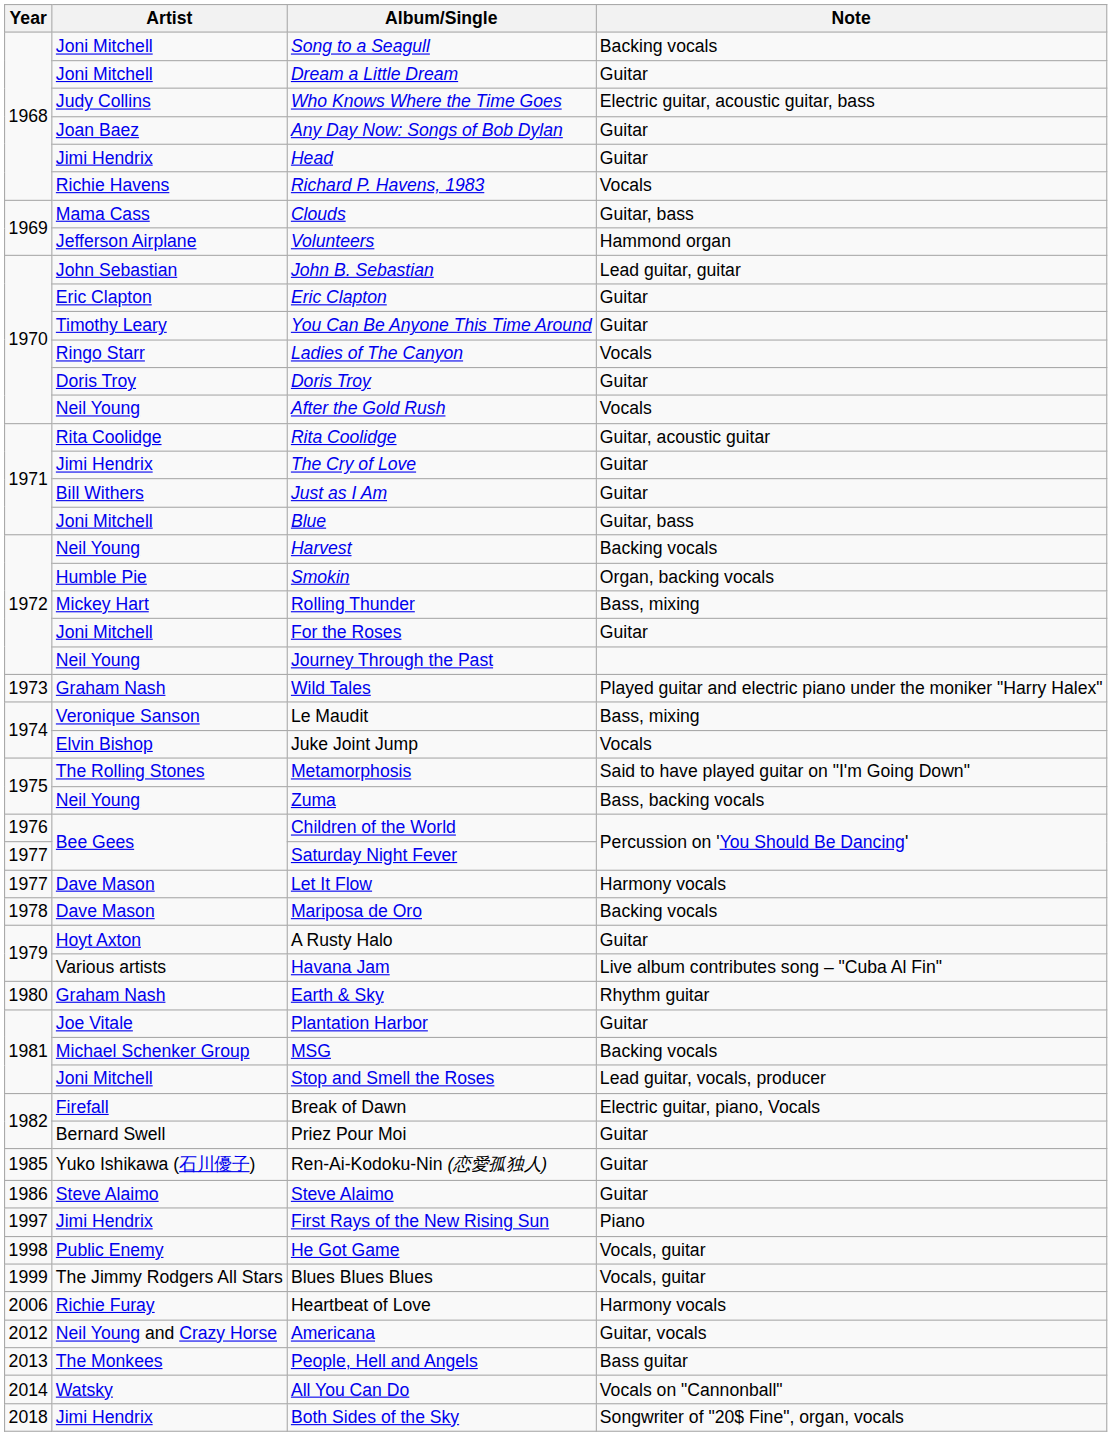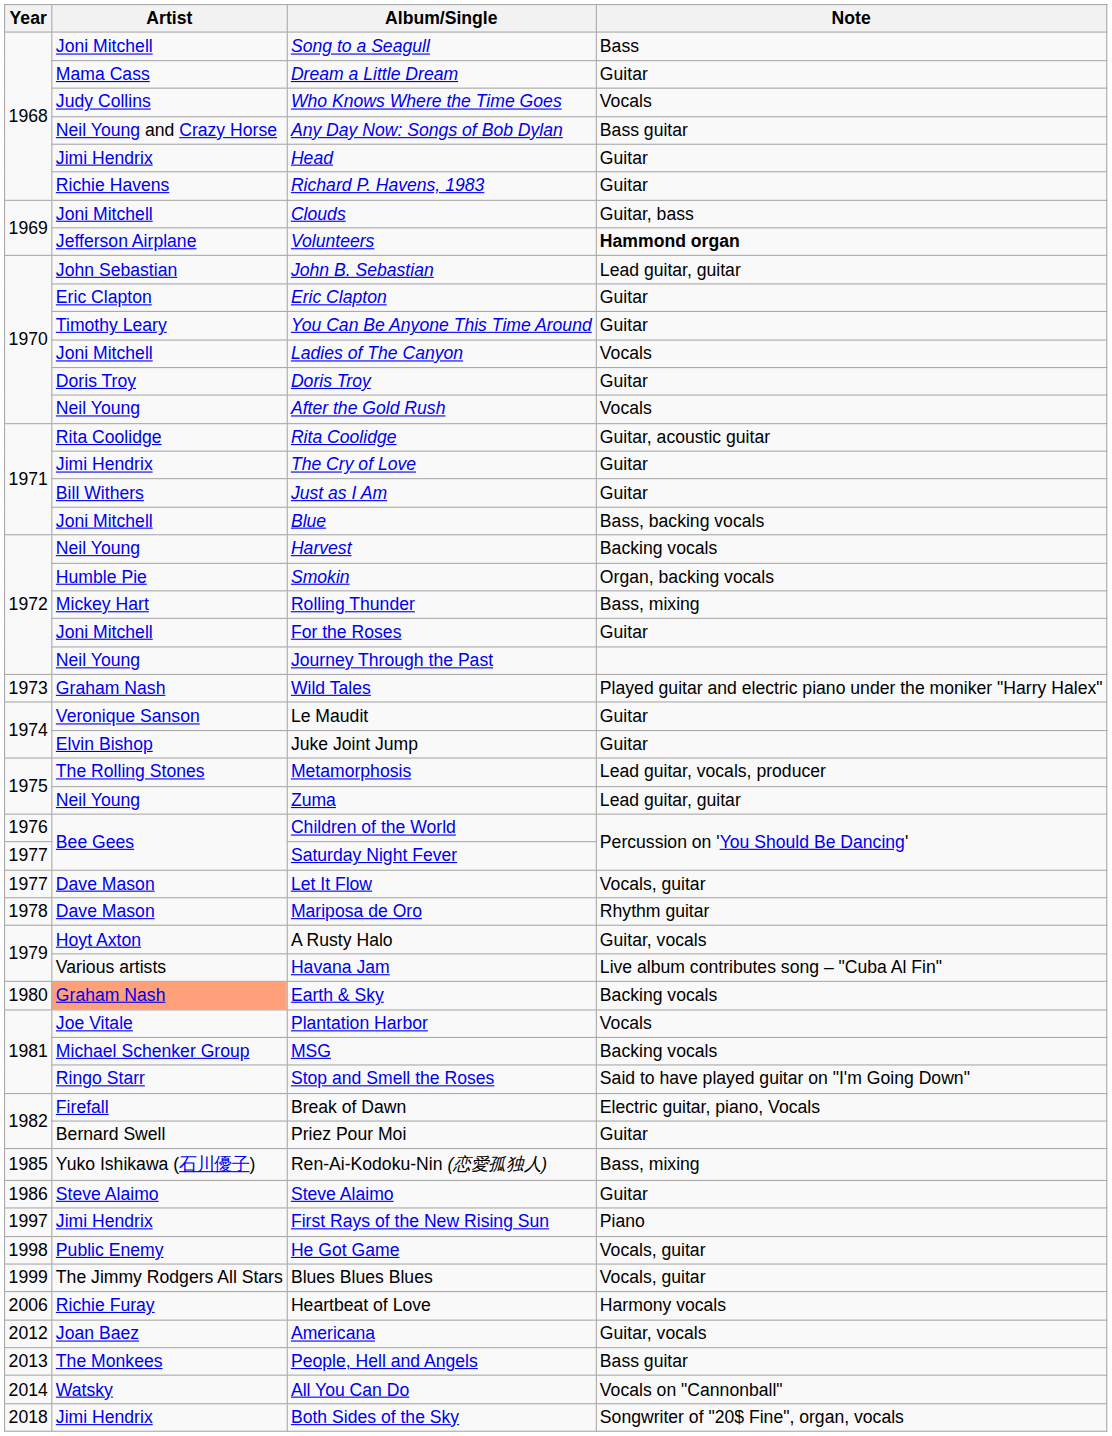(659, 46) Backing vocals -> (619, 46) Bass
(104, 74) Joni Mitchell -> (103, 74) Mama Cass
(737, 102) Electric guitar, acoustic guitar, bass -> (626, 102) Vocals
(97, 130) Joan Baez -> (166, 130) Neil Young and Crazy Horse
(624, 130) Guitar -> (644, 130) Bass guitar
(626, 185) Vocals -> (624, 185) Guitar
(103, 213) Mama Cass -> (104, 213) Joni Mitchell
(665, 241) normal -> (670, 241) bold
(100, 353) Ringo Starr -> (104, 353) Joni Mitchell
(647, 520) Guitar, bass -> (682, 520) Bass, backing vocals
(650, 716) Bass, mixing -> (624, 716) Guitar
(626, 744) Vocals -> (624, 744) Guitar
(785, 772) Said to have played guitar on "I'm Going Down" -> (713, 772) Lead guitar, vocals, producer
(682, 800) Bass, backing vocals -> (670, 800) Lead guitar, guitar
(663, 883) Harmony vocals -> (653, 883) Vocals, guitar
(659, 911) Backing vocals -> (655, 911) Rhythm guitar
(624, 939) Guitar -> (653, 939) Guitar, vocals
(111, 995) no background -> (111, 995) lightsalmon background
(655, 995) Rhythm guitar -> (659, 995) Backing vocals
(624, 1023) Guitar -> (626, 1023) Vocals
(104, 1079) Joni Mitchell -> (100, 1079) Ringo Starr
(713, 1079) Lead guitar, vocals, producer -> (785, 1079) Said to have played guitar on "I'm Going Down"
(624, 1164) Guitar -> (650, 1164) Bass, mixing
(166, 1333) Neil Young and Crazy Horse -> (97, 1333) Joan Baez
